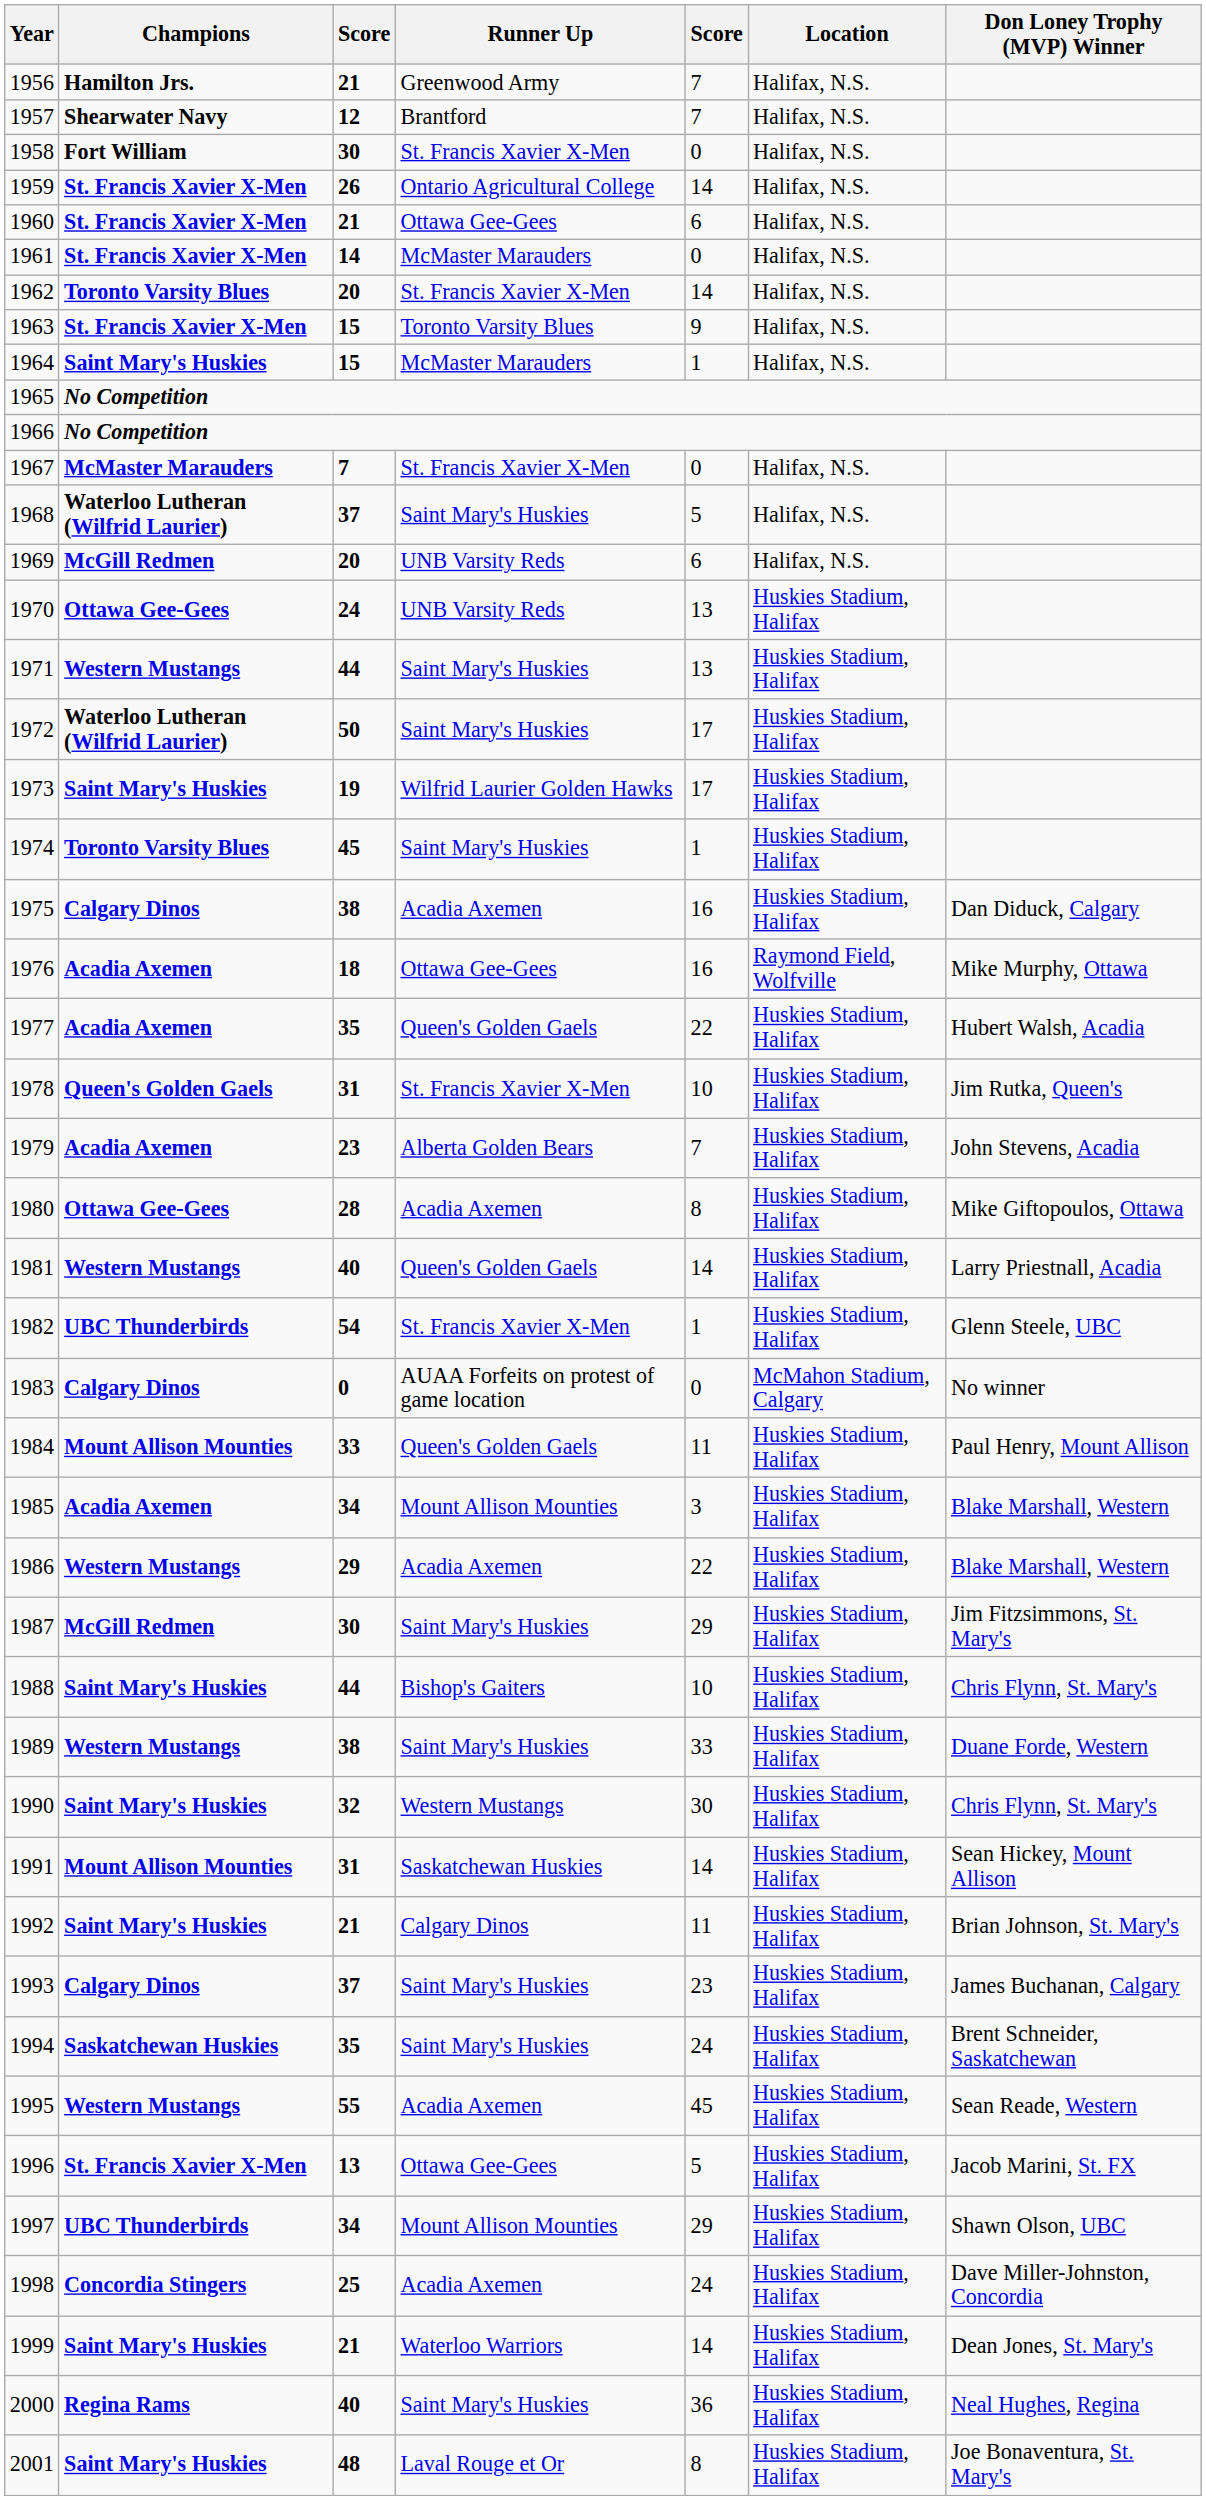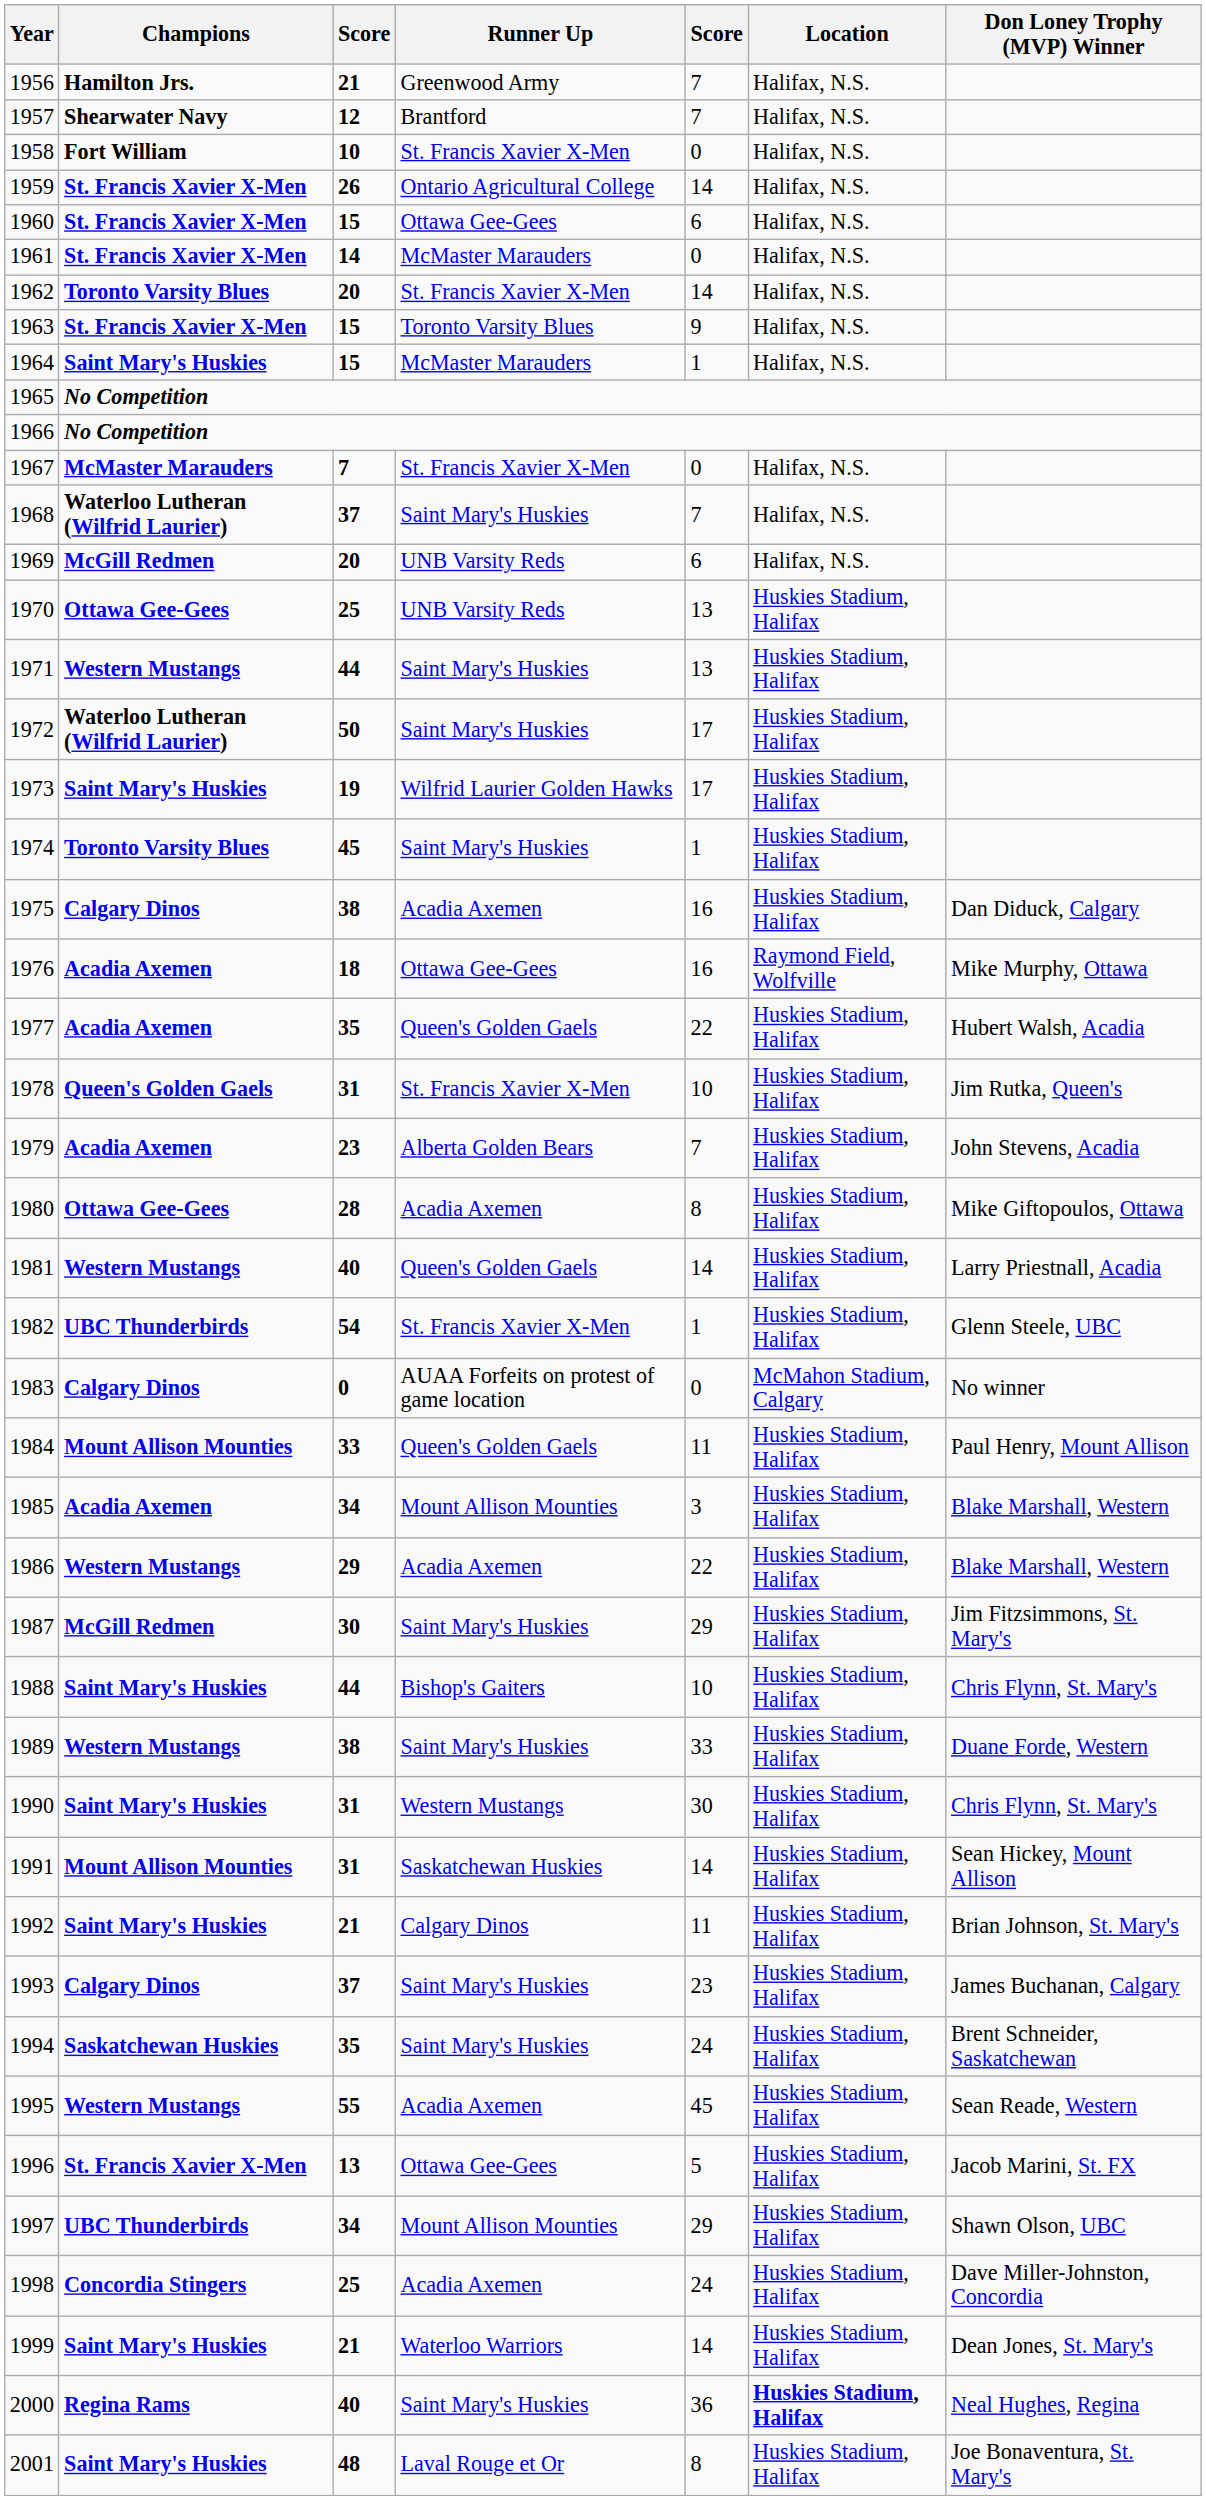(349, 151) 30 -> (349, 151) 10
(349, 221) 21 -> (349, 221) 15
(696, 514) 5 -> (696, 514) 7
(349, 609) 24 -> (349, 609) 25
(349, 1806) 32 -> (349, 1806) 31
(831, 2405) normal -> (836, 2405) bold
